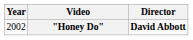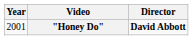(16, 27) 2002 -> (16, 27) 2001
